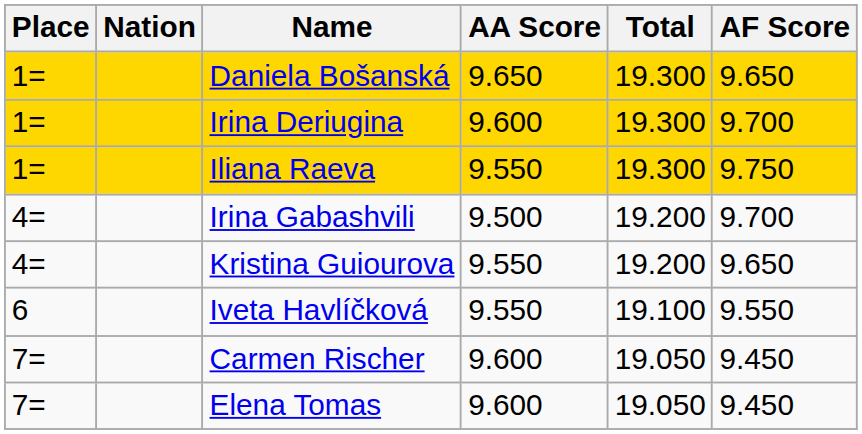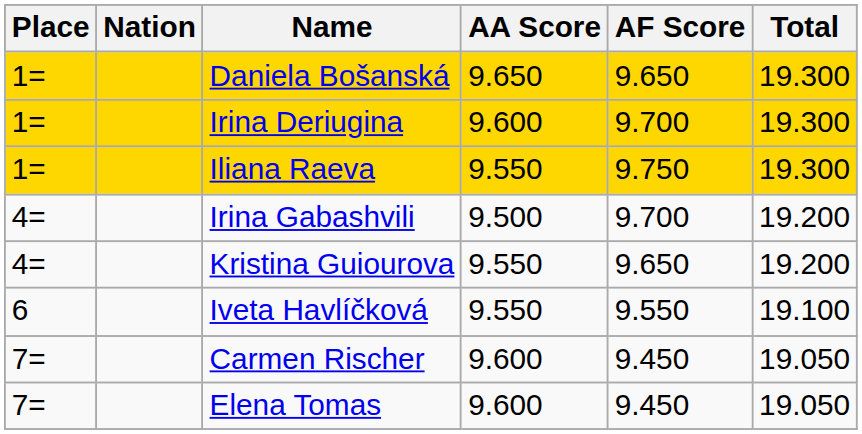columns swapped: (785, 28) <-> (660, 28)
